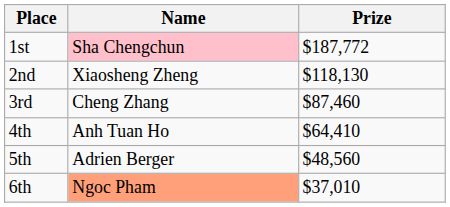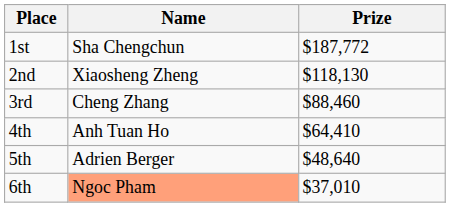(128, 46) pink background -> (128, 46) no background
(331, 103) $87,460 -> (331, 103) $88,460
(331, 159) $48,560 -> (331, 159) $48,640
